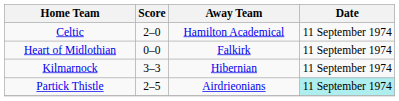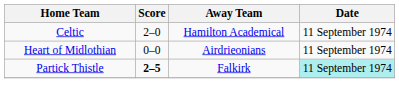(234, 50) Falkirk -> (234, 50) Airdrieonians
- row: (70, 68)
(152, 86) normal -> (152, 68) bold
(234, 86) Airdrieonians -> (234, 68) Falkirk
